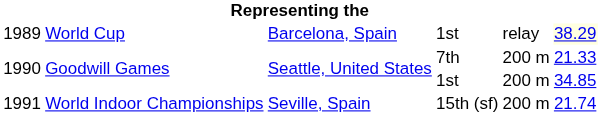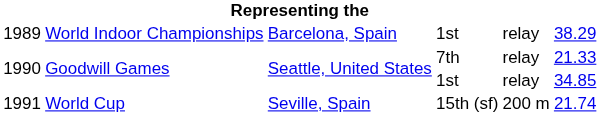(85, 34) World Cup -> (154, 34) World Indoor Championships
(575, 34) lightyellow background -> (575, 34) no background
(526, 57) 200 m -> (521, 57) relay
(526, 80) 200 m -> (521, 80) relay
(154, 103) World Indoor Championships -> (85, 103) World Cup
